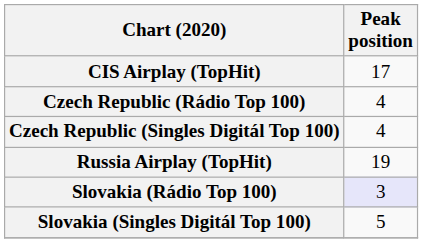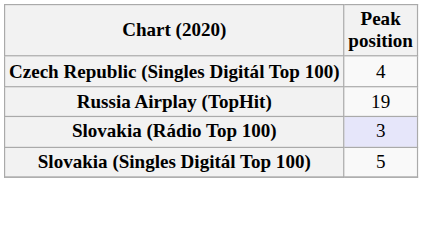- row: (174, 71)
- row: (174, 101)
